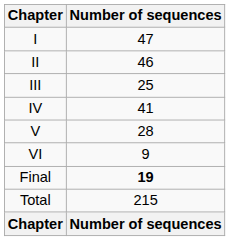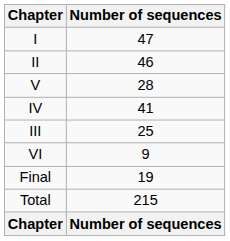rows swapped: (35, 85) <-> (35, 131)
(146, 177) bold -> (146, 177) normal
